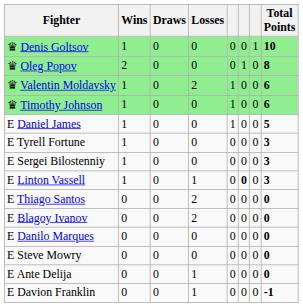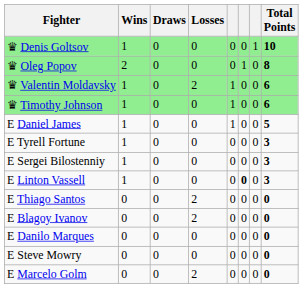(194, 180) 1 -> (194, 180) 0
- row: (39, 274)
+ row: (47, 274)
- row: (51, 293)
